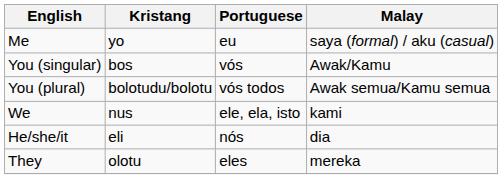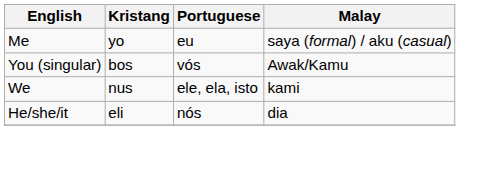- row: (47, 88)
- row: (25, 161)
